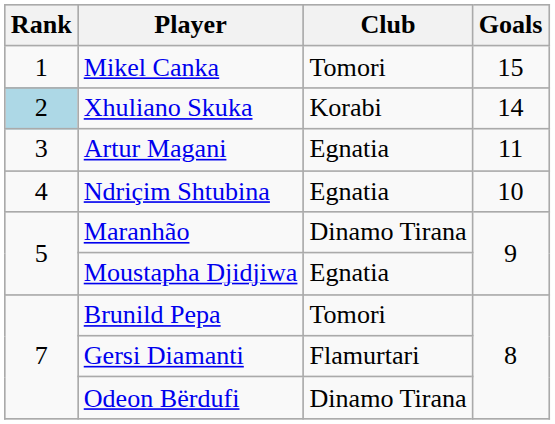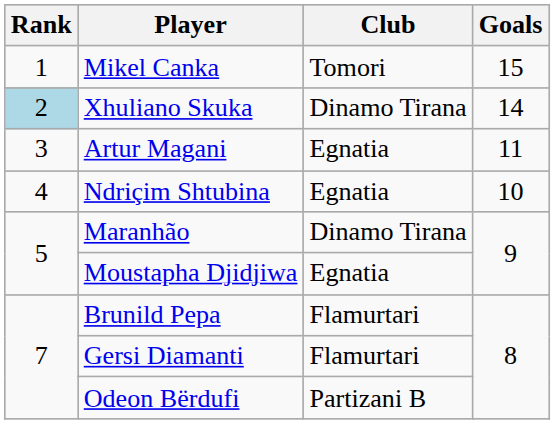(346, 107) Korabi -> (388, 107) Dinamo Tirana
(348, 314) Tomori -> (364, 314) Flamurtari
(388, 397) Dinamo Tirana -> (368, 397) Partizani B
